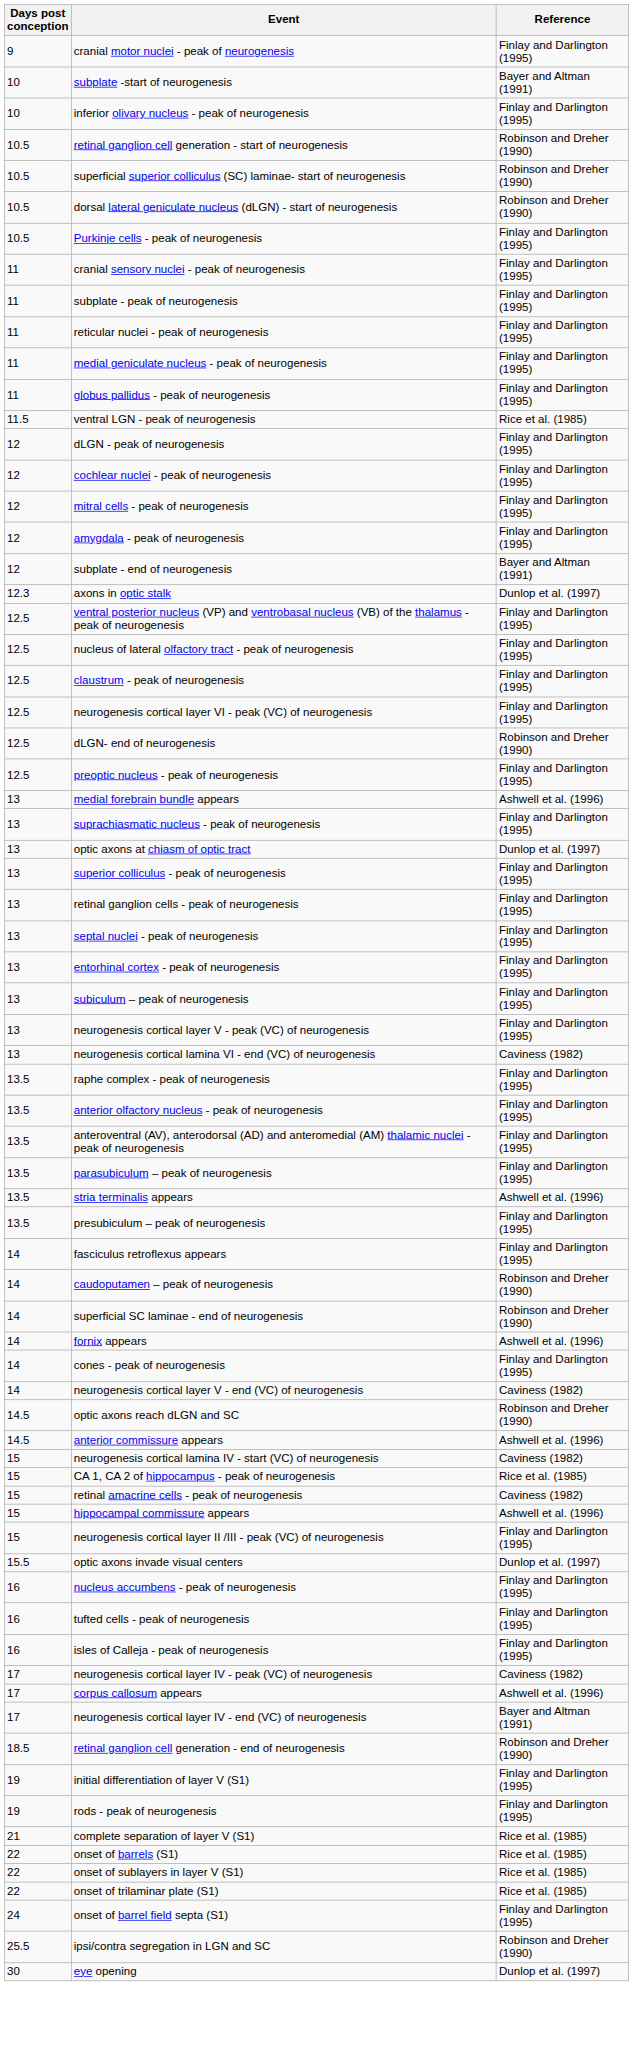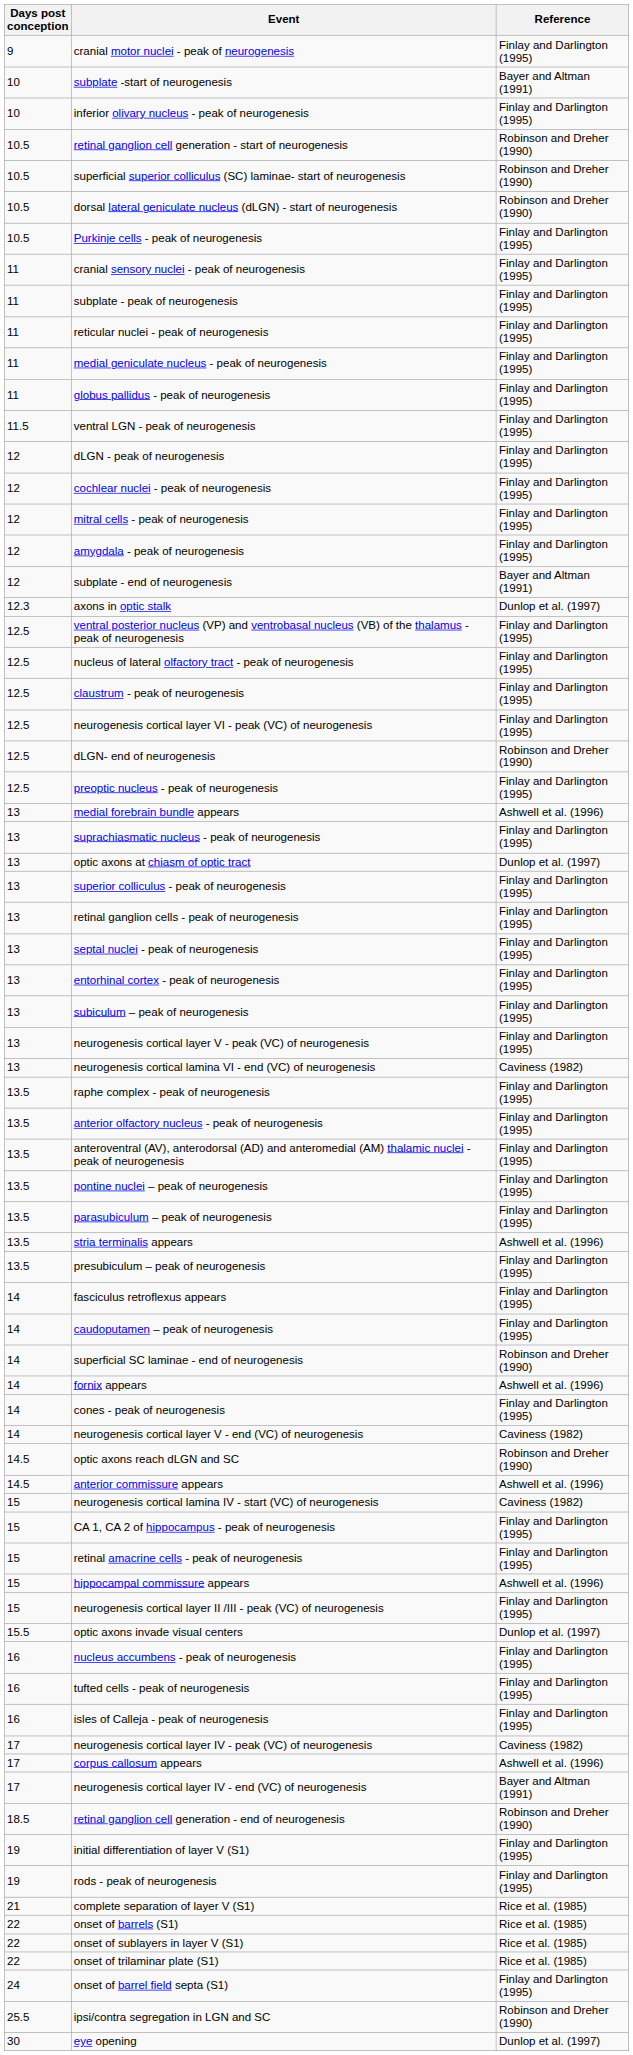(543, 419) Rice et al. (1985) -> (553, 426) Finlay and Darlington (1995)
+ row: (171, 1186)
(554, 1285) Robinson and Dreher (1990) -> (553, 1329) Finlay and Darlington (1995)
(543, 1476) Rice et al. (1985) -> (553, 1527) Finlay and Darlington (1995)
(541, 1495) Caviness (1982) -> (553, 1558) Finlay and Darlington (1995)
